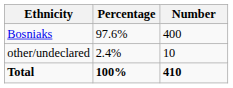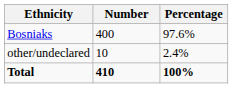columns swapped: (194, 14) <-> (126, 14)
